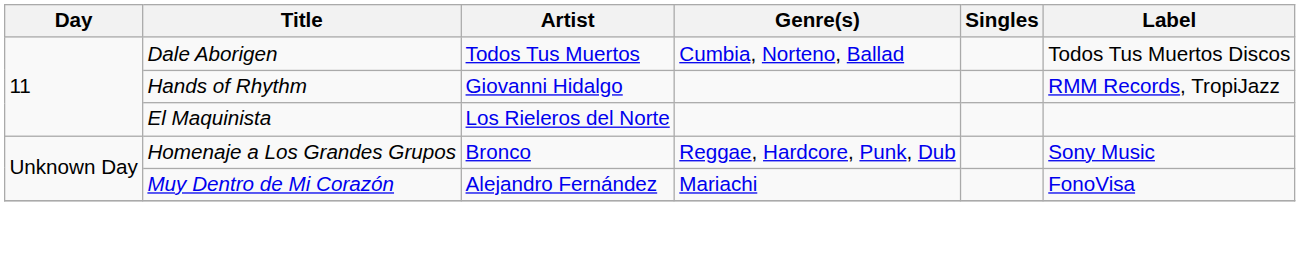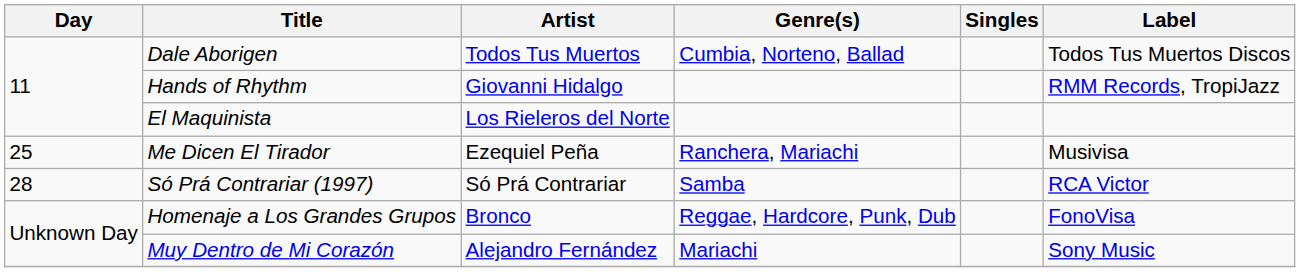+ row: (239, 151)
+ row: (260, 184)
(1102, 151) Sony Music -> (1092, 217) FonoVisa
(1092, 184) FonoVisa -> (1102, 250) Sony Music
